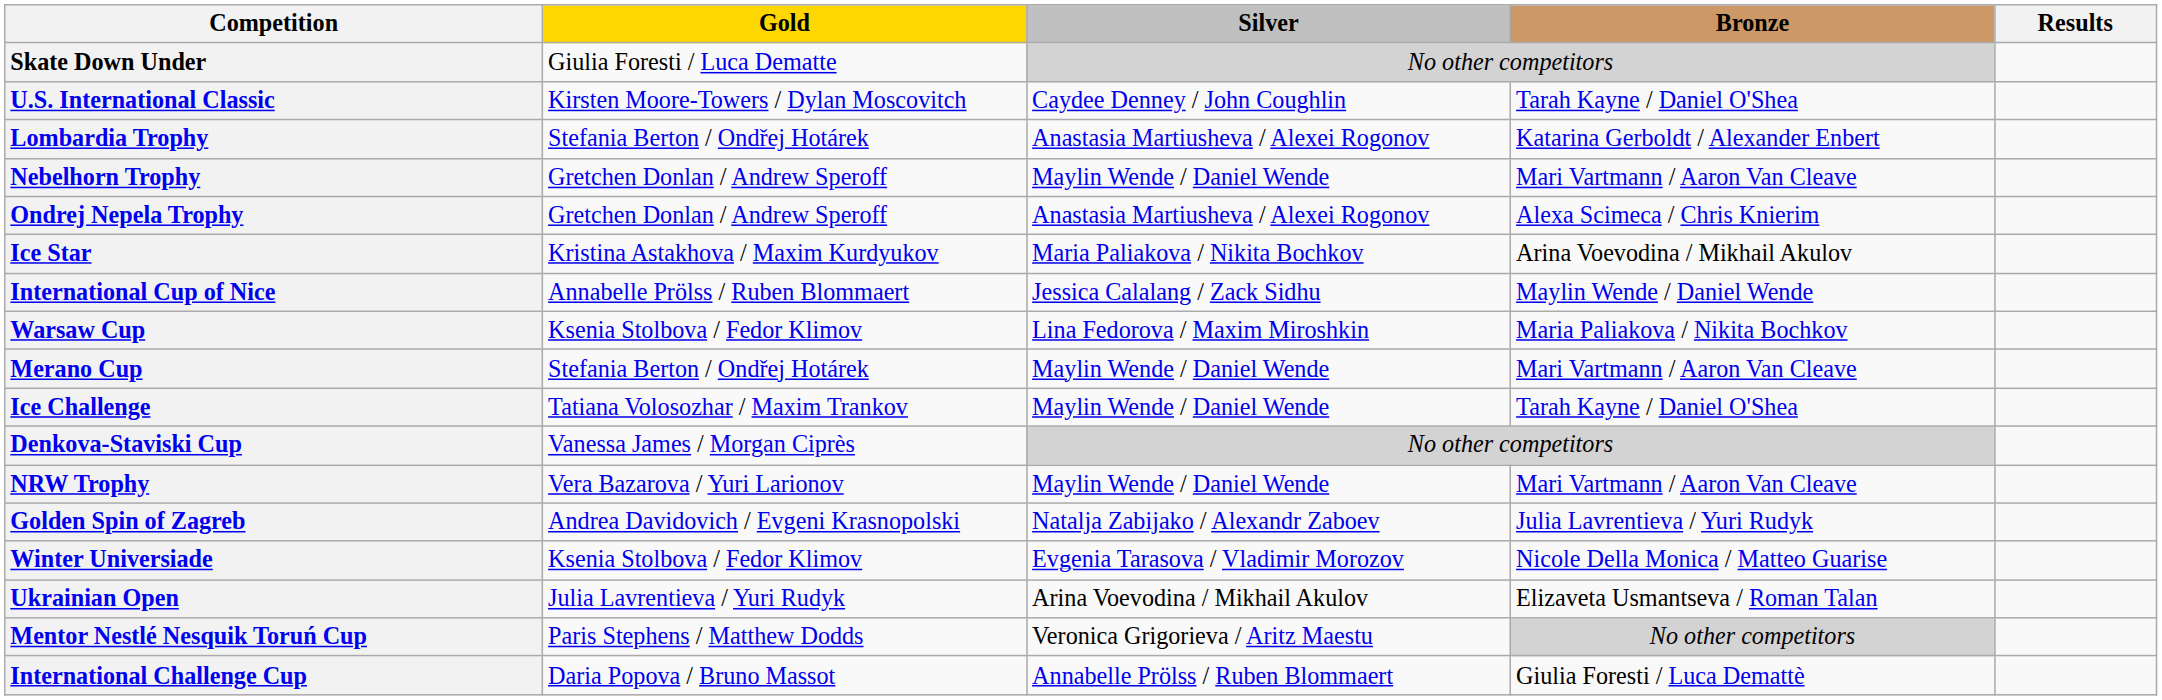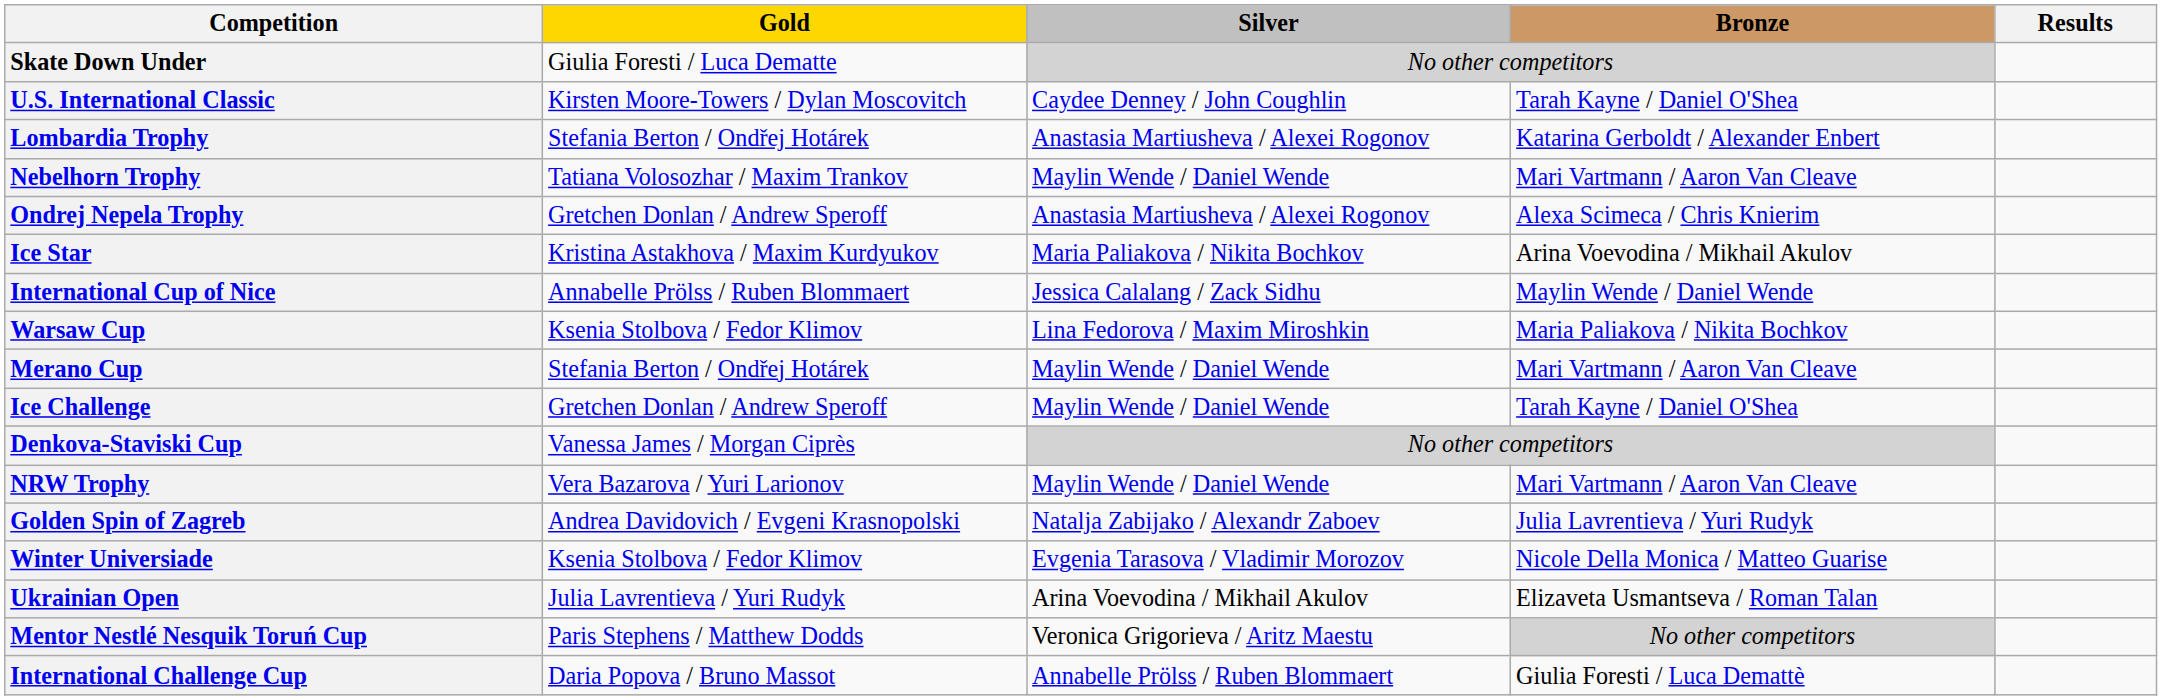(718, 176) Gretchen Donlan / Andrew Speroff -> (728, 176) Tatiana Volosozhar / Maxim Trankov
(728, 406) Tatiana Volosozhar / Maxim Trankov -> (718, 406) Gretchen Donlan / Andrew Speroff
